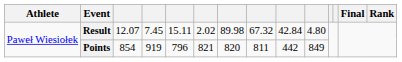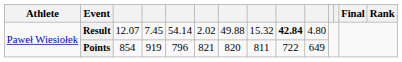(180, 31) 15.11 -> (180, 31) 54.14
(232, 31) 89.98 -> (233, 31) 49.88
(261, 31) 67.32 -> (262, 31) 15.32
(290, 31) normal -> (291, 31) bold
(290, 48) 442 -> (291, 48) 722
(316, 48) 849 -> (317, 48) 649
